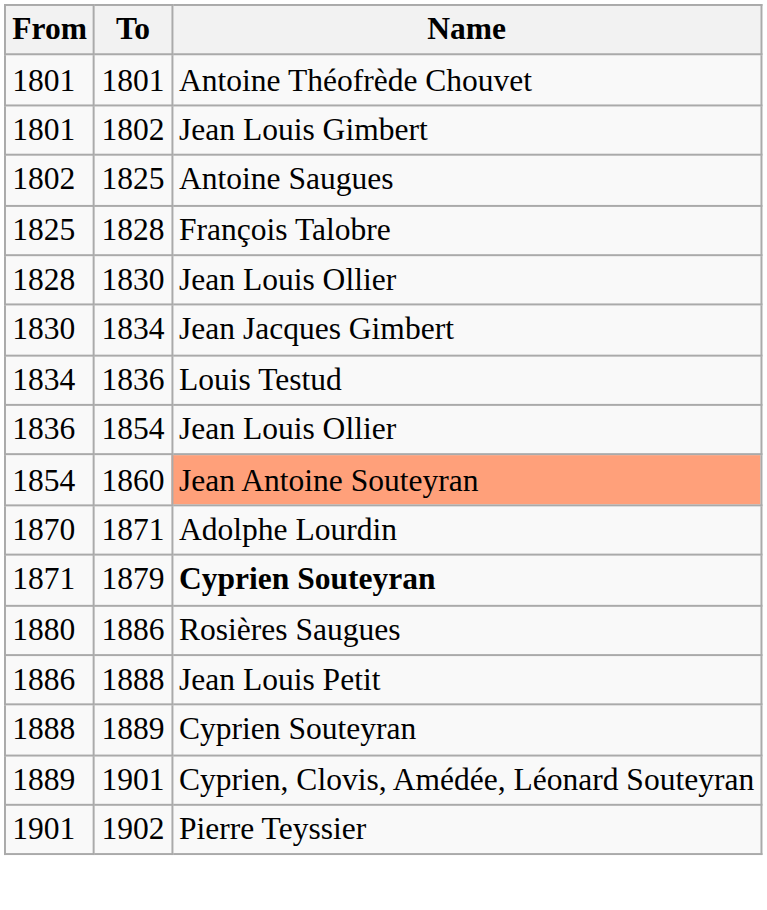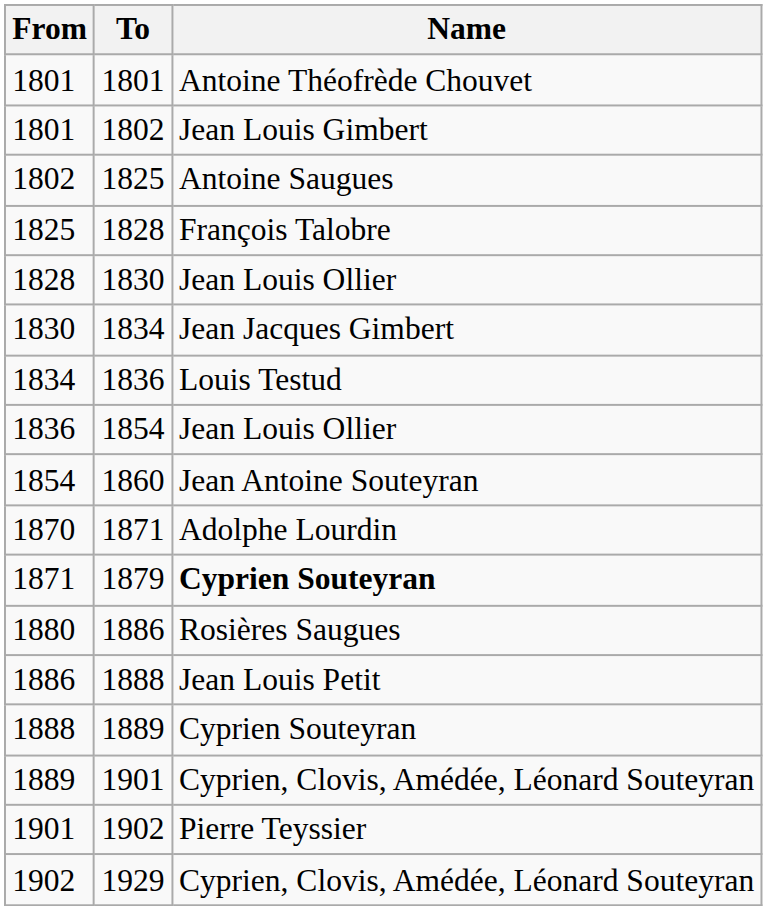(329, 479) lightsalmon background -> (329, 479) no background
+ row: (133, 879)
